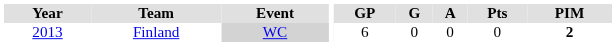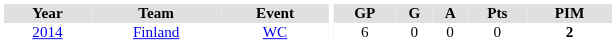(48, 32) 2013 -> (48, 32) 2014
(275, 32) lightgrey background -> (275, 32) no background
